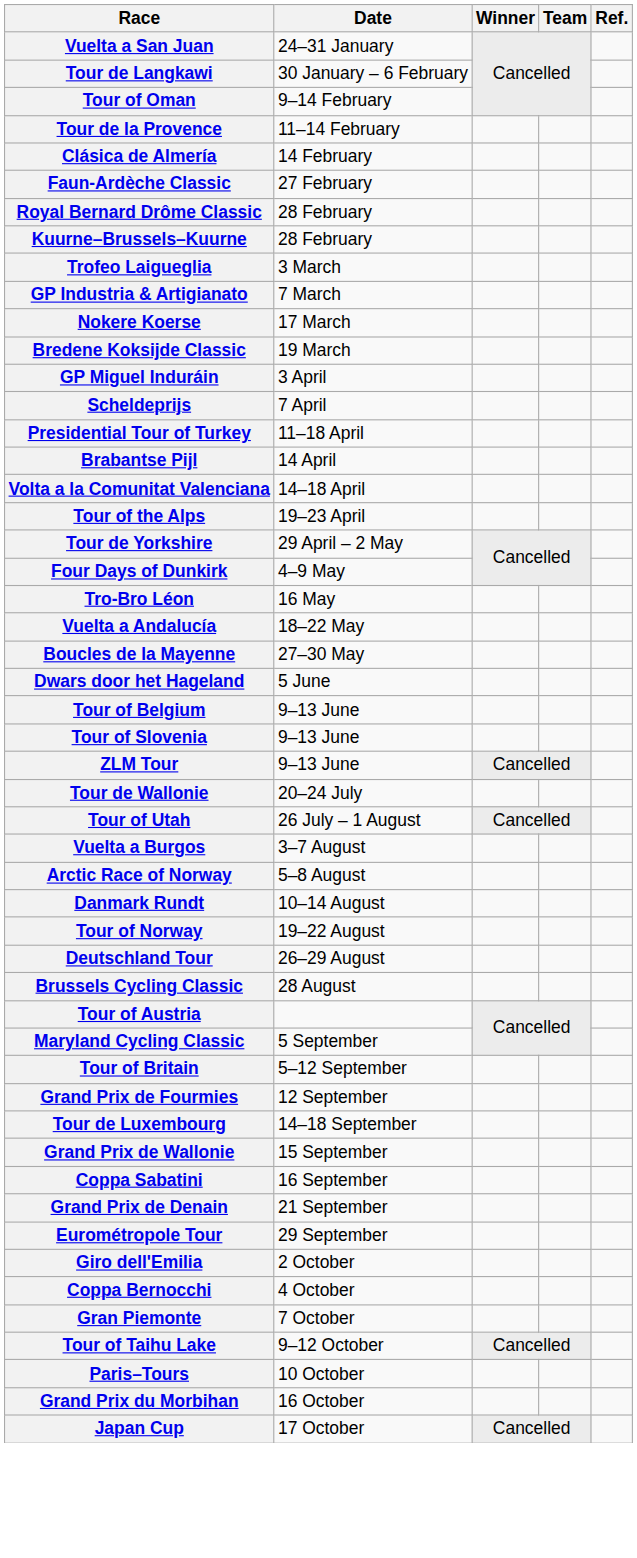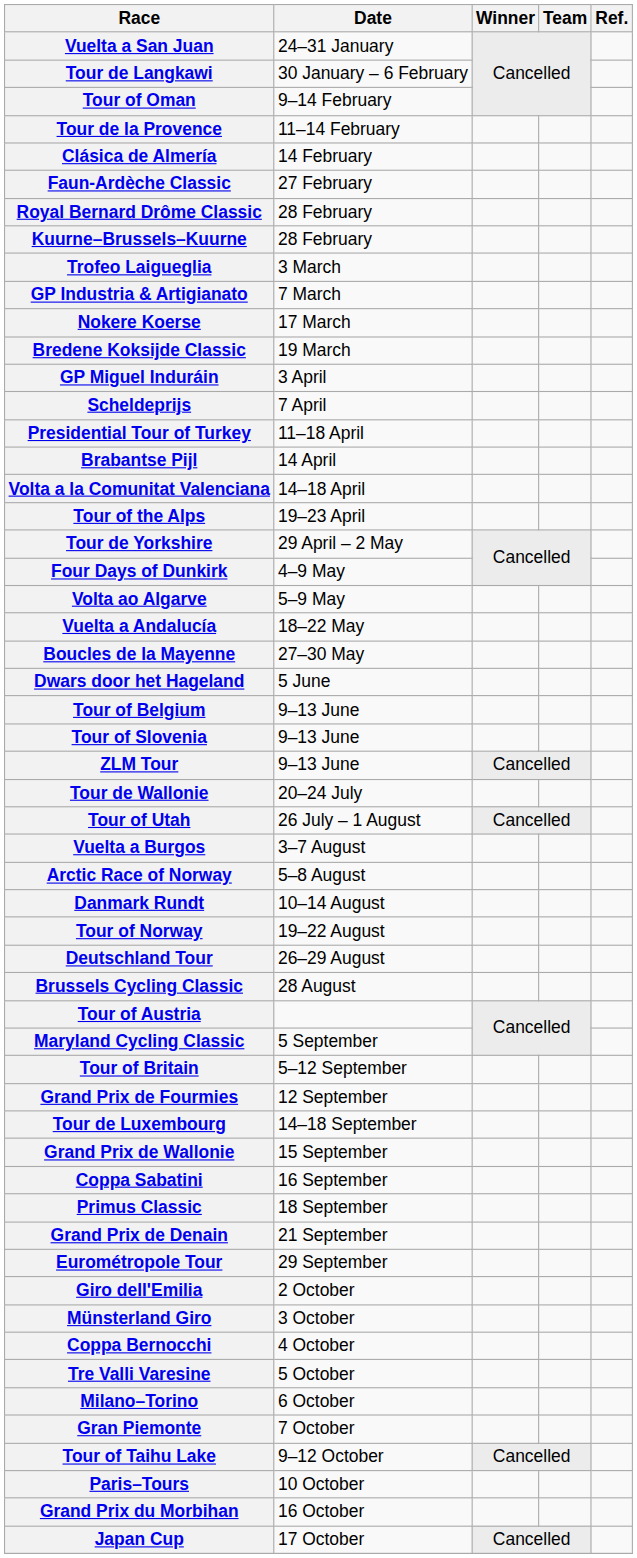+ row: (139, 599)
- row: (139, 599)
+ row: (139, 1207)
+ row: (139, 1318)
+ row: (139, 1373)
+ row: (139, 1401)
